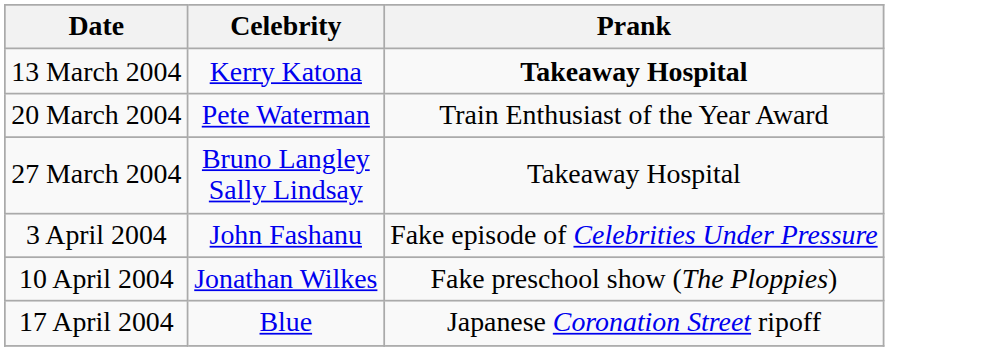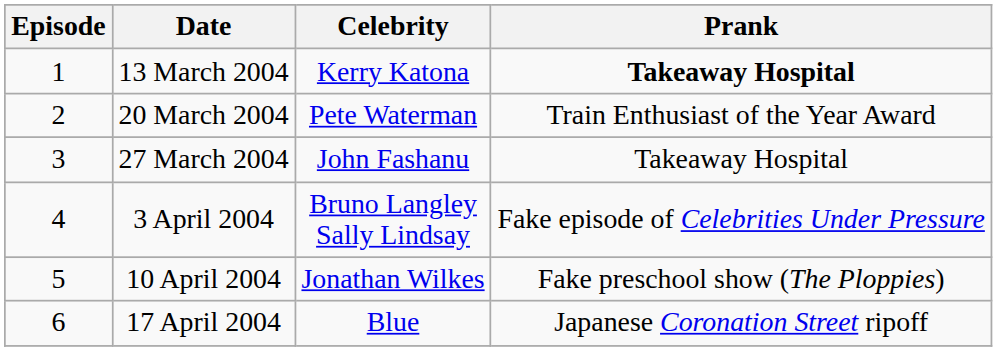+ column: (58, 26)
(286, 174) Bruno Langley Sally Lindsay -> (393, 159) John Fashanu
(286, 234) John Fashanu -> (393, 218) Bruno Langley Sally Lindsay
